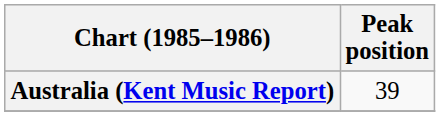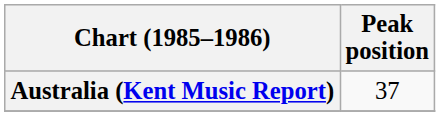(387, 90) 39 -> (387, 90) 37
